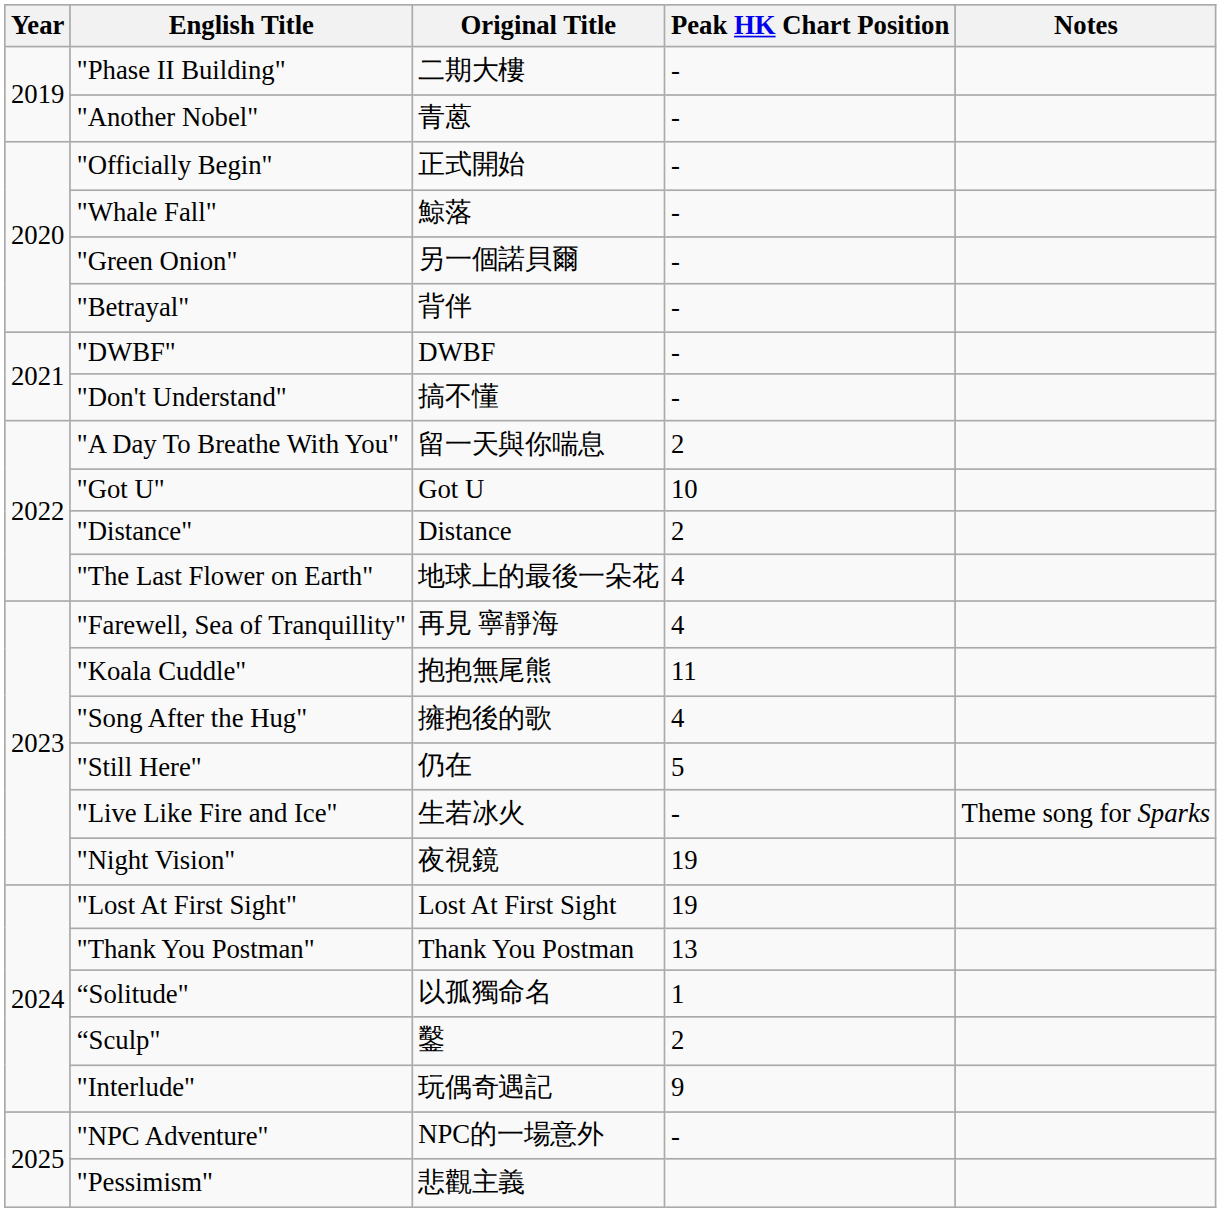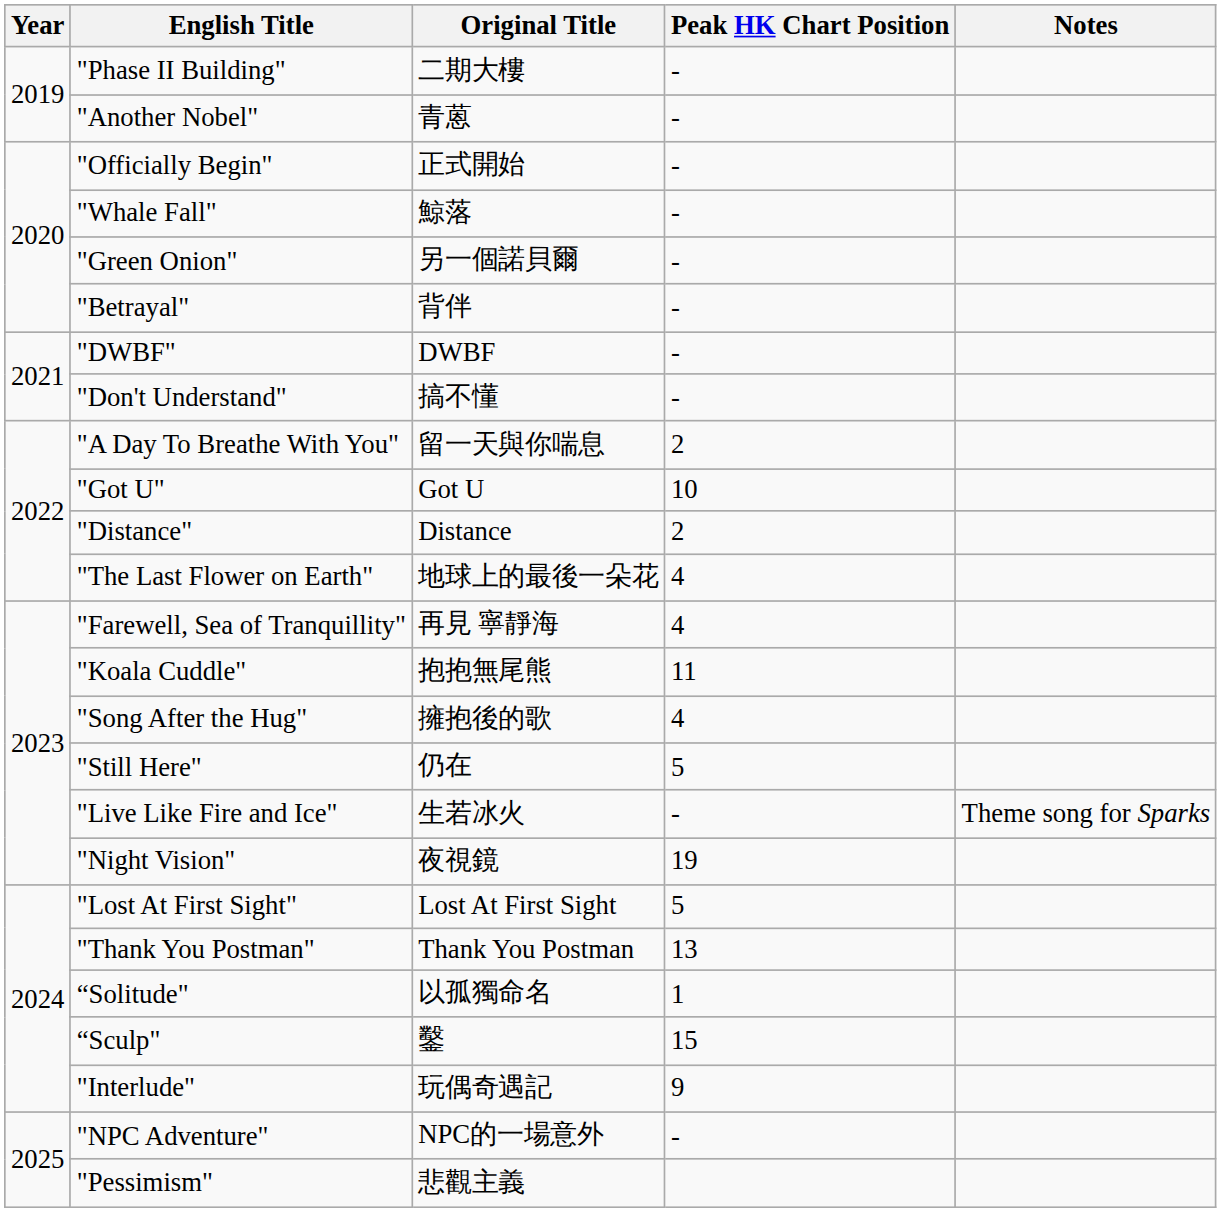(684, 905) 19 -> (678, 905) 5
(678, 1040) 2 -> (684, 1040) 15
